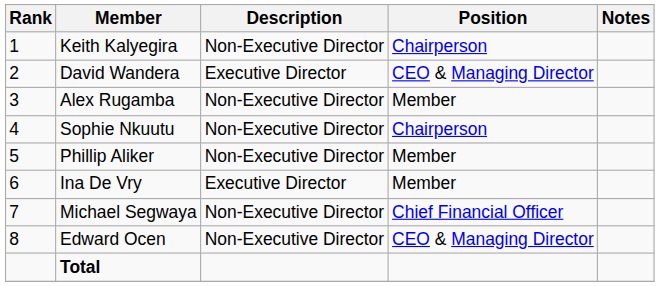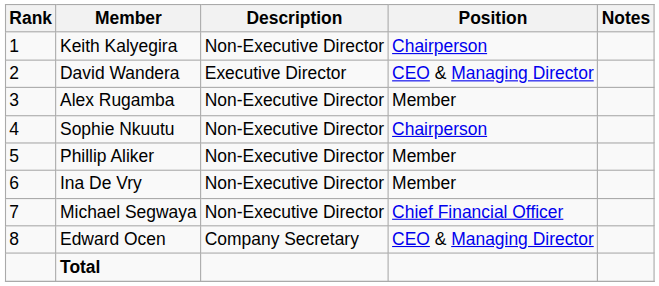(276, 184) Executive Director -> (294, 184) Non-Executive Director
(294, 239) Non-Executive Director -> (282, 239) Company Secretary
